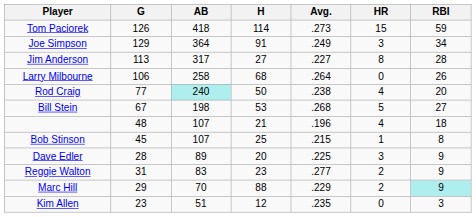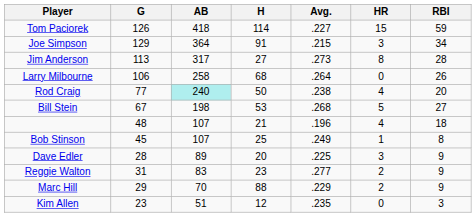(321, 28) .273 -> (321, 28) .227
(321, 44) .249 -> (321, 44) .215
(321, 60) .227 -> (321, 60) .273
(321, 140) .215 -> (321, 140) .249
(441, 188) paleturquoise background -> (441, 188) no background
